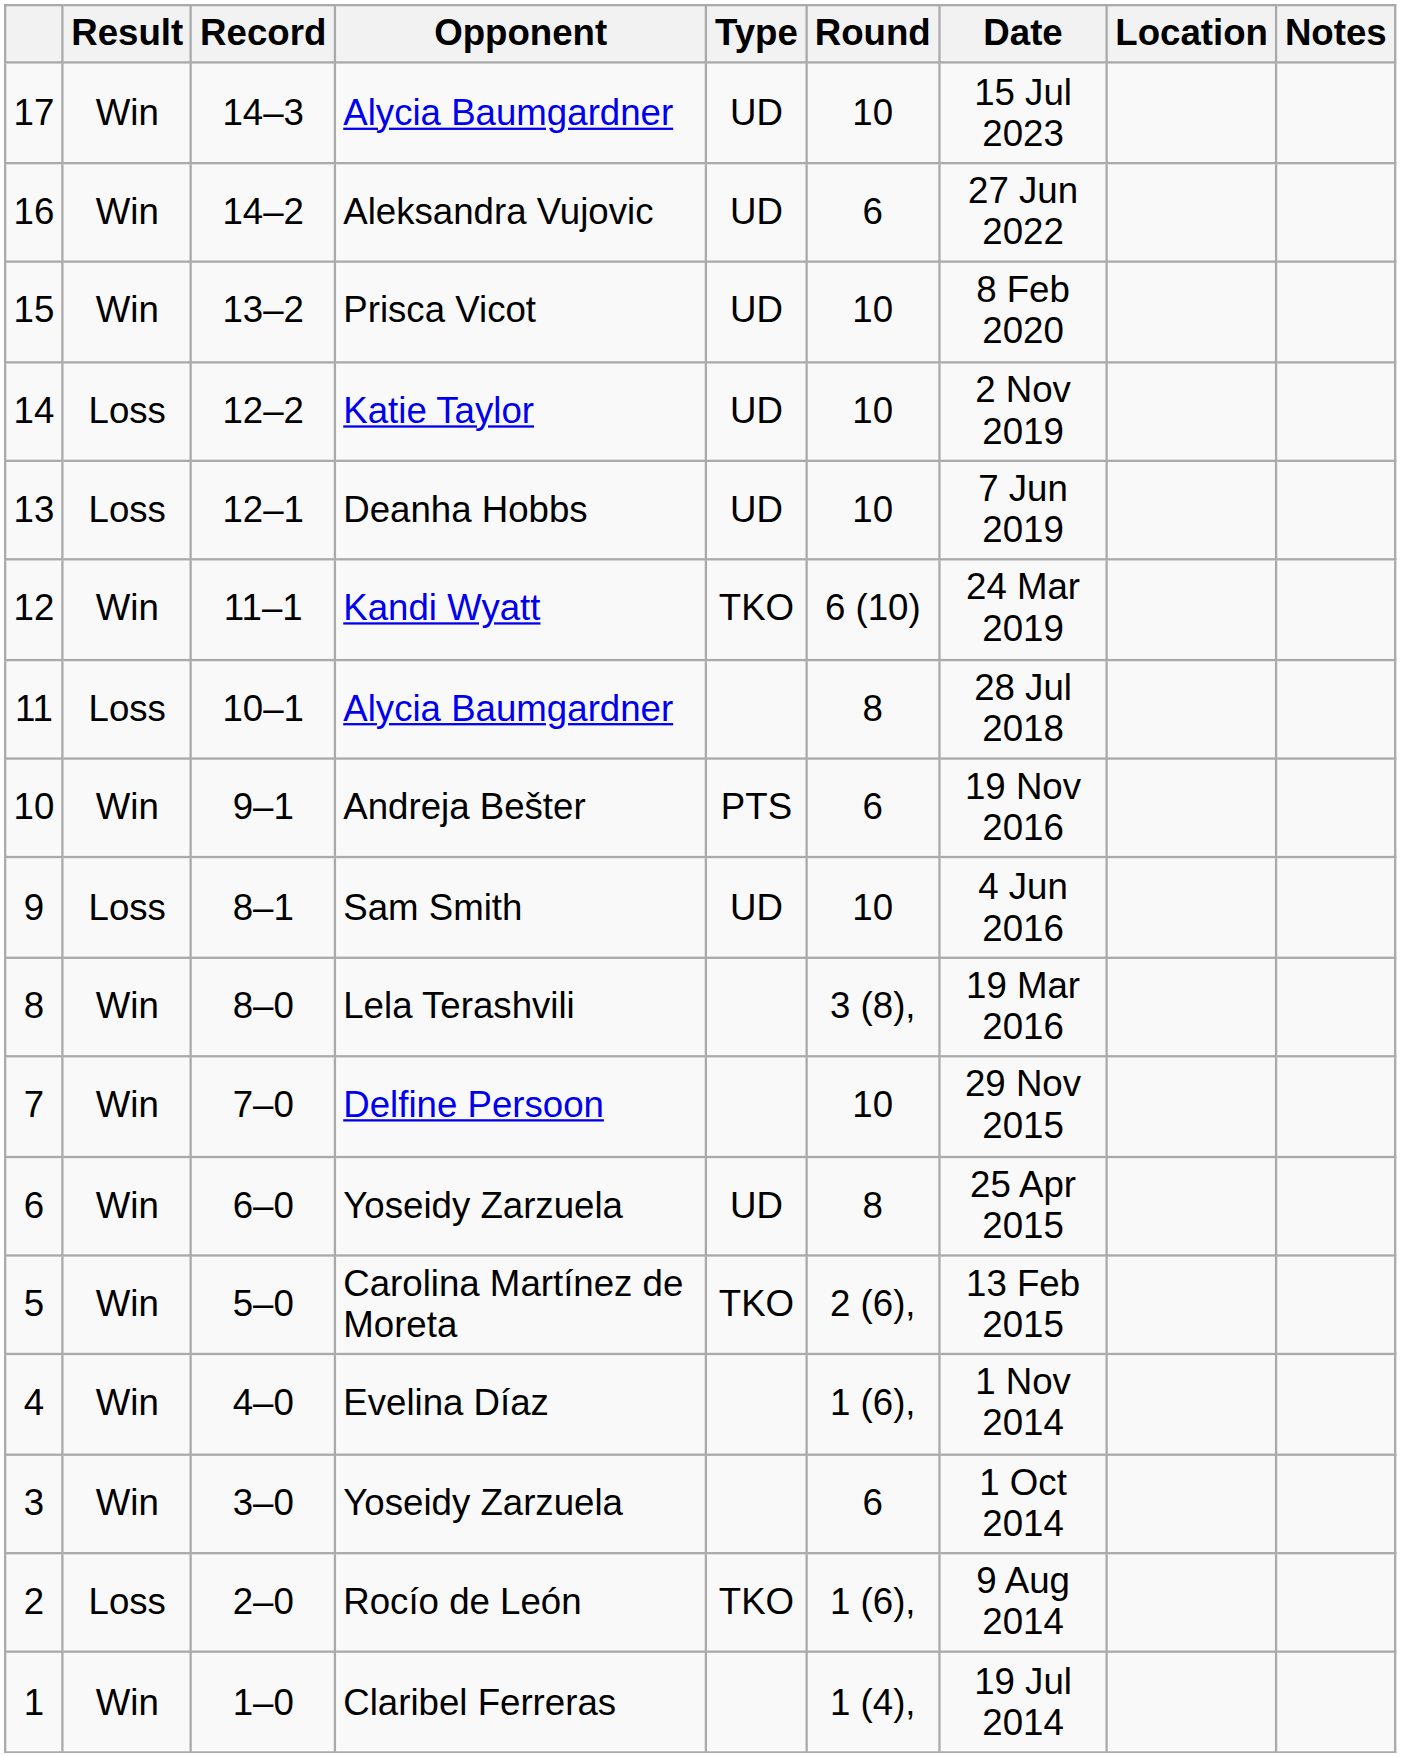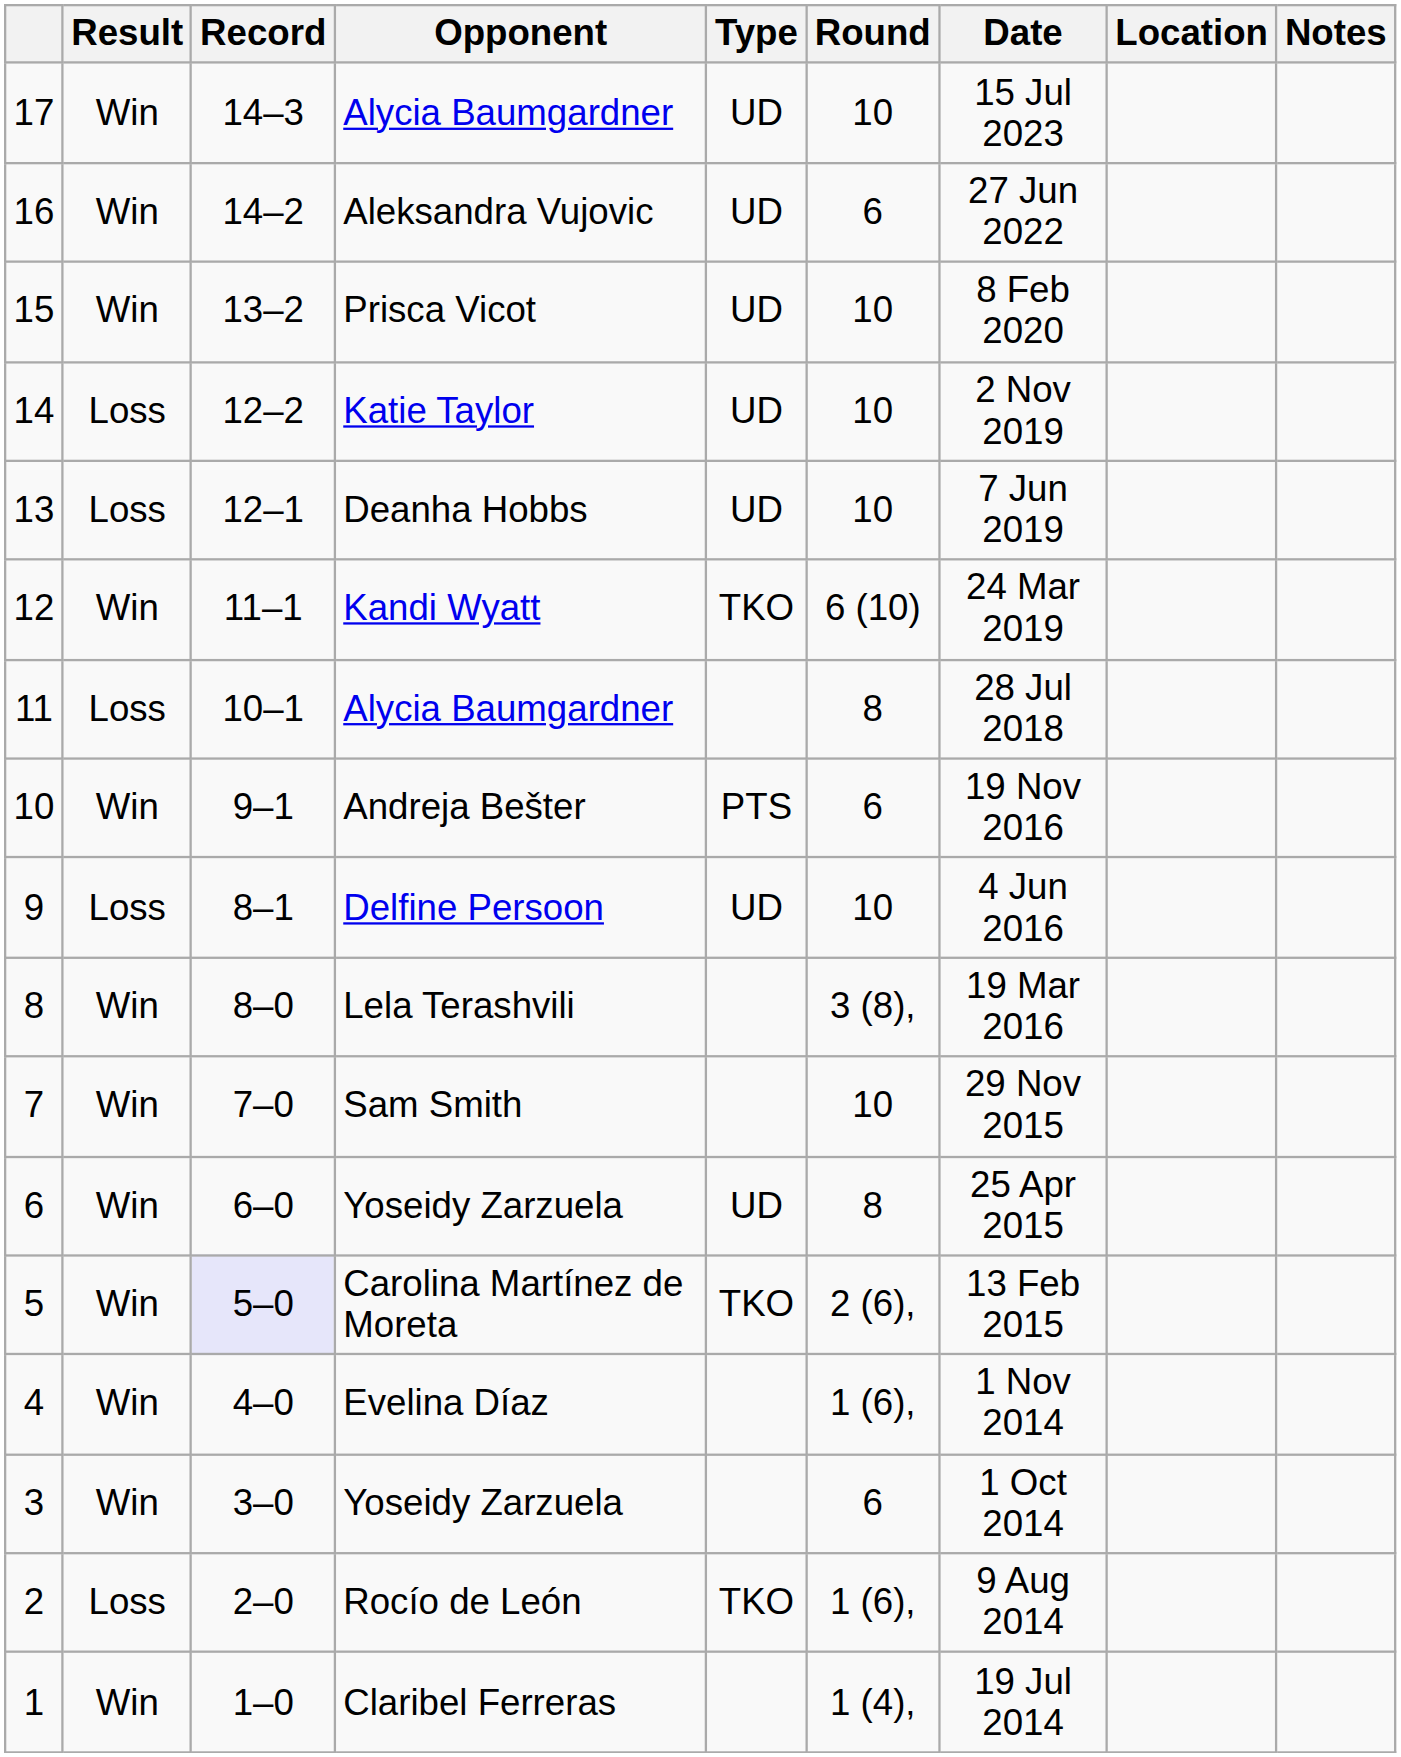(433, 906) Sam Smith -> (474, 906) Delfine Persoon
(474, 1105) Delfine Persoon -> (433, 1105) Sam Smith
(263, 1304) no background -> (263, 1304) lavender background
